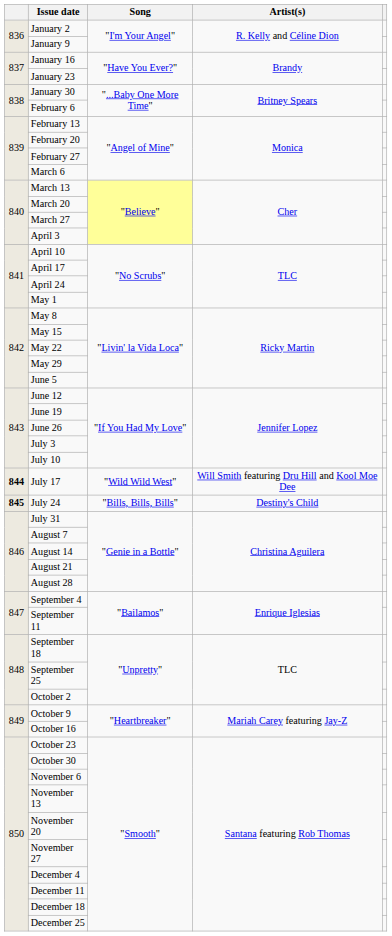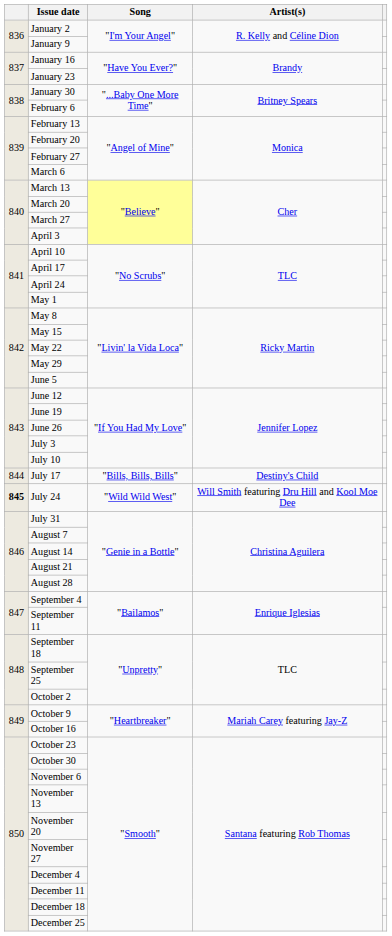(16, 481) bold -> (16, 476) normal
(140, 481) "Wild Wild West" -> (140, 476) "Bills, Bills, Bills"
(287, 481) Will Smith featuring Dru Hill and Kool Moe Dee -> (287, 476) Destiny's Child
(140, 503) "Bills, Bills, Bills" -> (140, 497) "Wild Wild West"
(287, 503) Destiny's Child -> (287, 497) Will Smith featuring Dru Hill and Kool Moe Dee
